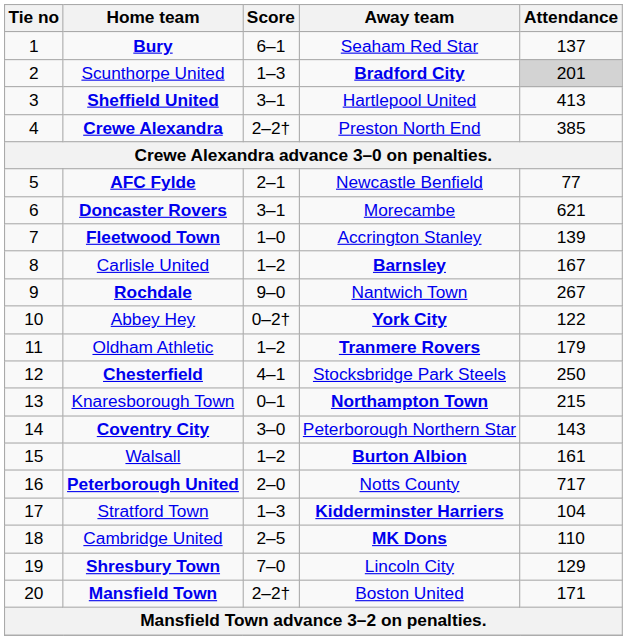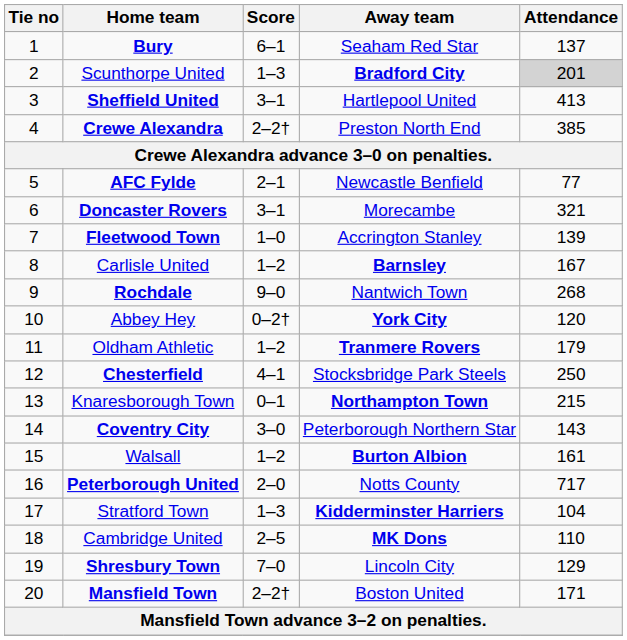(571, 210) 621 -> (571, 210) 321
(571, 292) 267 -> (571, 292) 268
(571, 319) 122 -> (571, 319) 120
